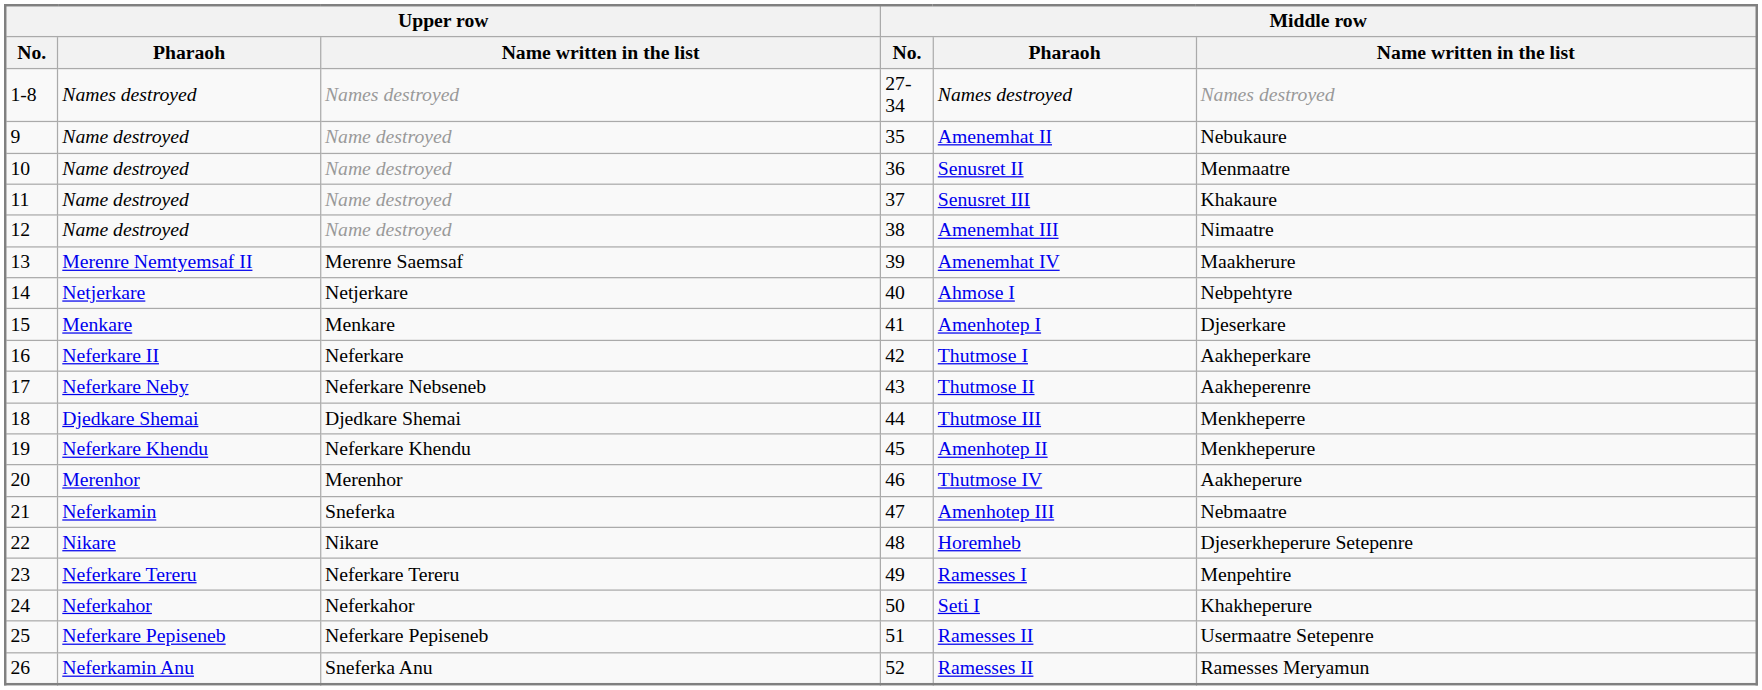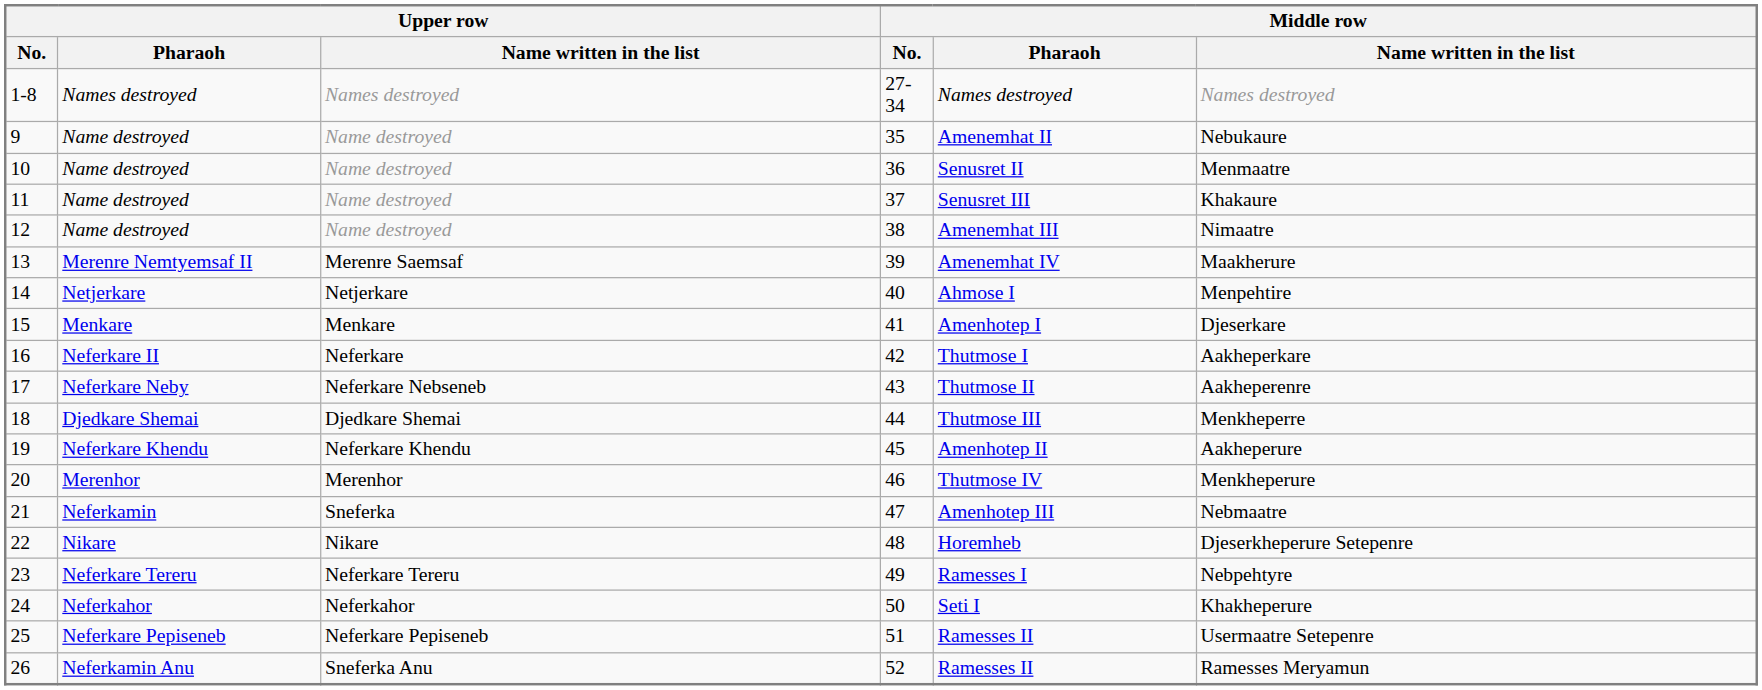(1246, 293) Nebpehtyre -> (1246, 293) Menpehtire
(1258, 449) Menkheperure -> (1251, 449) Aakheperure
(1251, 480) Aakheperure -> (1258, 480) Menkheperure
(1246, 574) Menpehtire -> (1246, 574) Nebpehtyre
